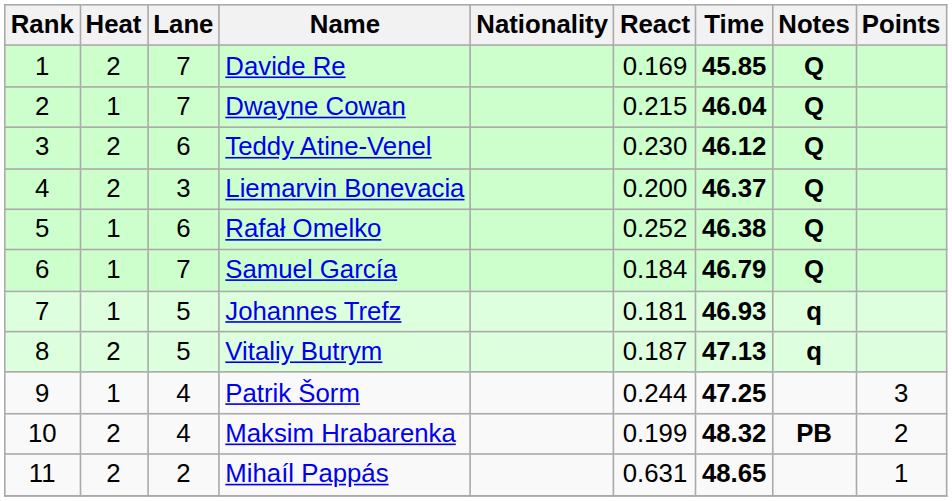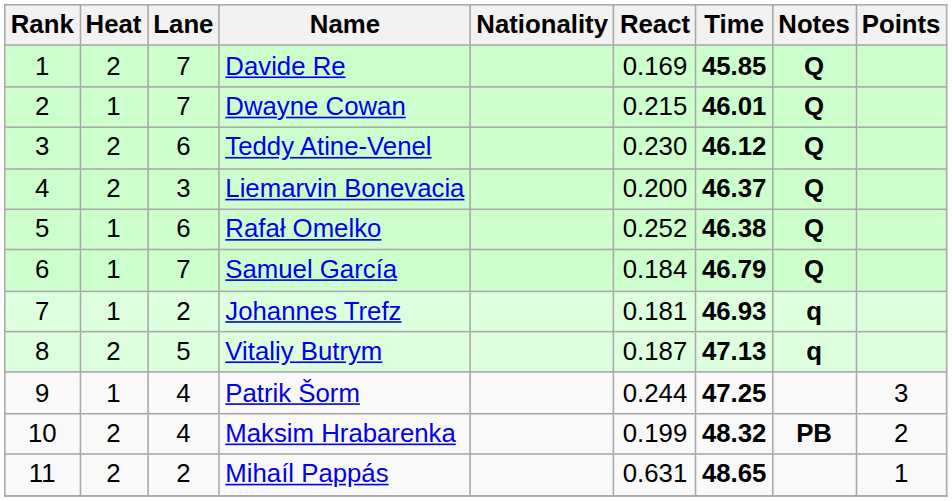(734, 106) 46.04 -> (734, 106) 46.01
(183, 310) 5 -> (183, 310) 2
